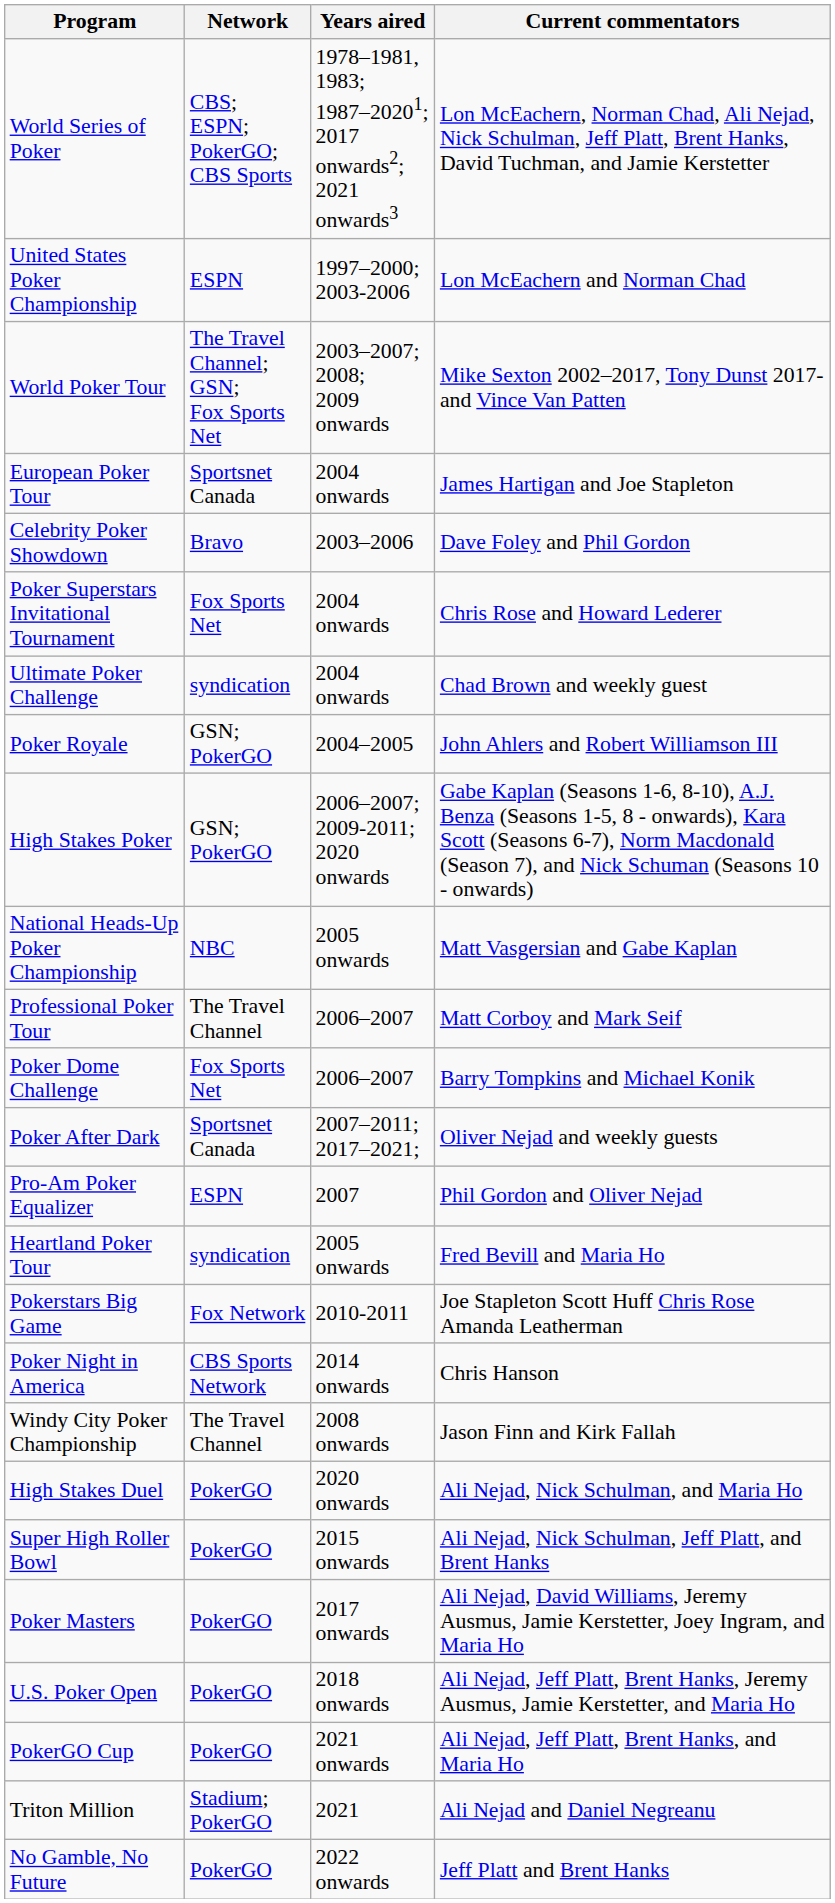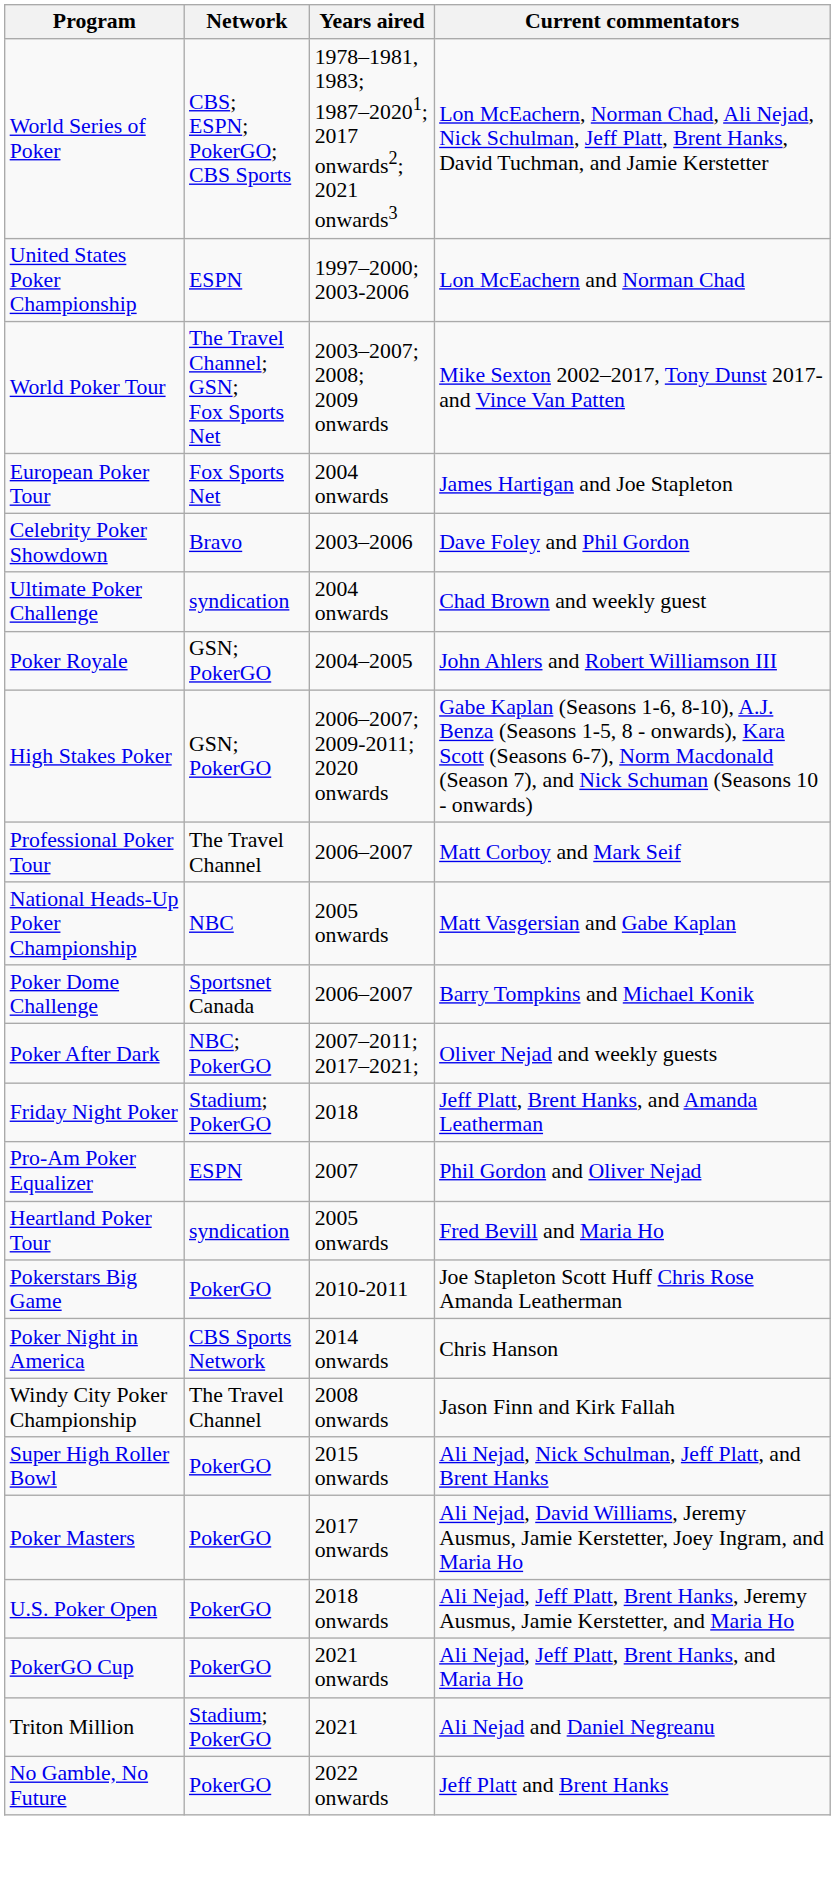(231, 483) Sportsnet Canada -> (236, 483) Fox Sports Net
- row: (83, 613)
rows swapped: (92, 1018) <-> (94, 947)
(237, 1077) Fox Sports Net -> (230, 994) Sportsnet Canada
(231, 1136) Sportsnet Canada -> (230, 1053) NBC; PokerGO
+ row: (94, 1112)
(248, 1313) Fox Network -> (230, 1289) PokerGO
- row: (86, 1490)
